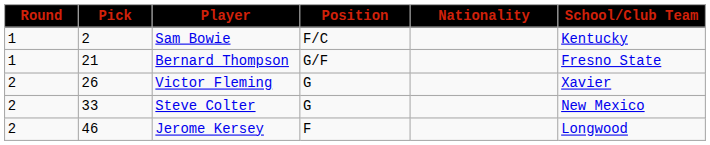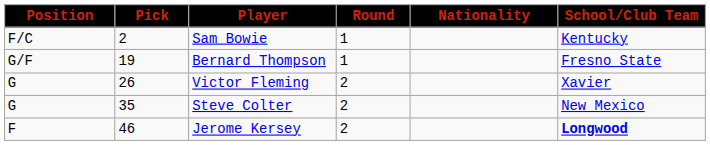columns swapped: (41, 16) <-> (355, 16)
(90, 61) 21 -> (127, 61) 19
(90, 107) 33 -> (127, 107) 35
(595, 129) normal -> (595, 129) bold
